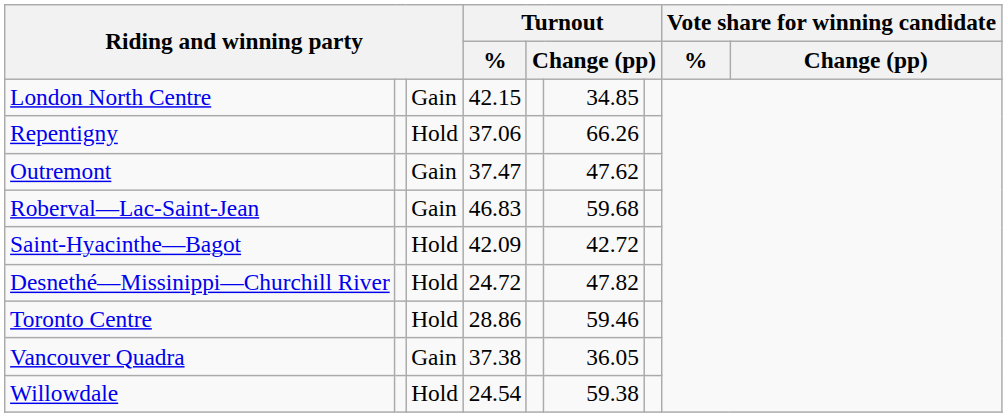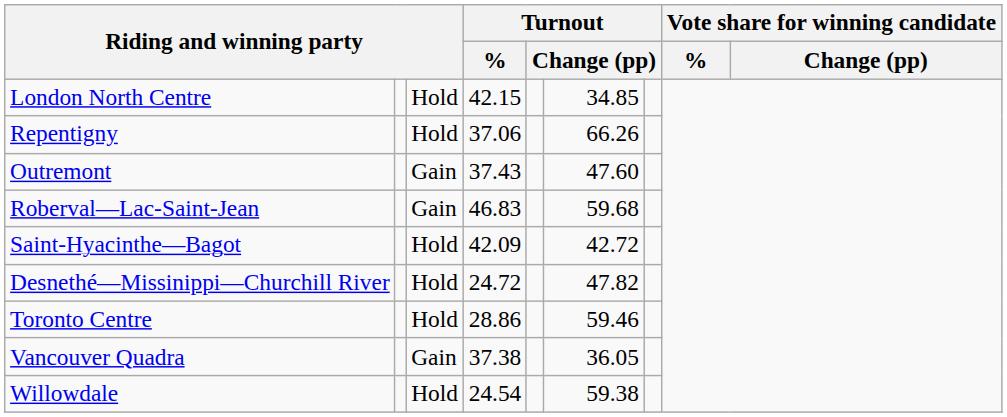(434, 97) Gain -> (435, 97) Hold
(495, 171) 37.47 -> (495, 171) 37.43
(613, 171) 47.62 -> (613, 171) 47.60
